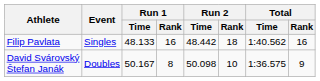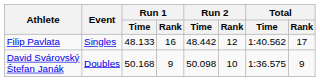(232, 43) 18 -> (232, 43) 12
(302, 43) 16 -> (302, 43) 17
(140, 63) 50.167 -> (140, 63) 50.168
(170, 63) 8 -> (170, 63) 9
